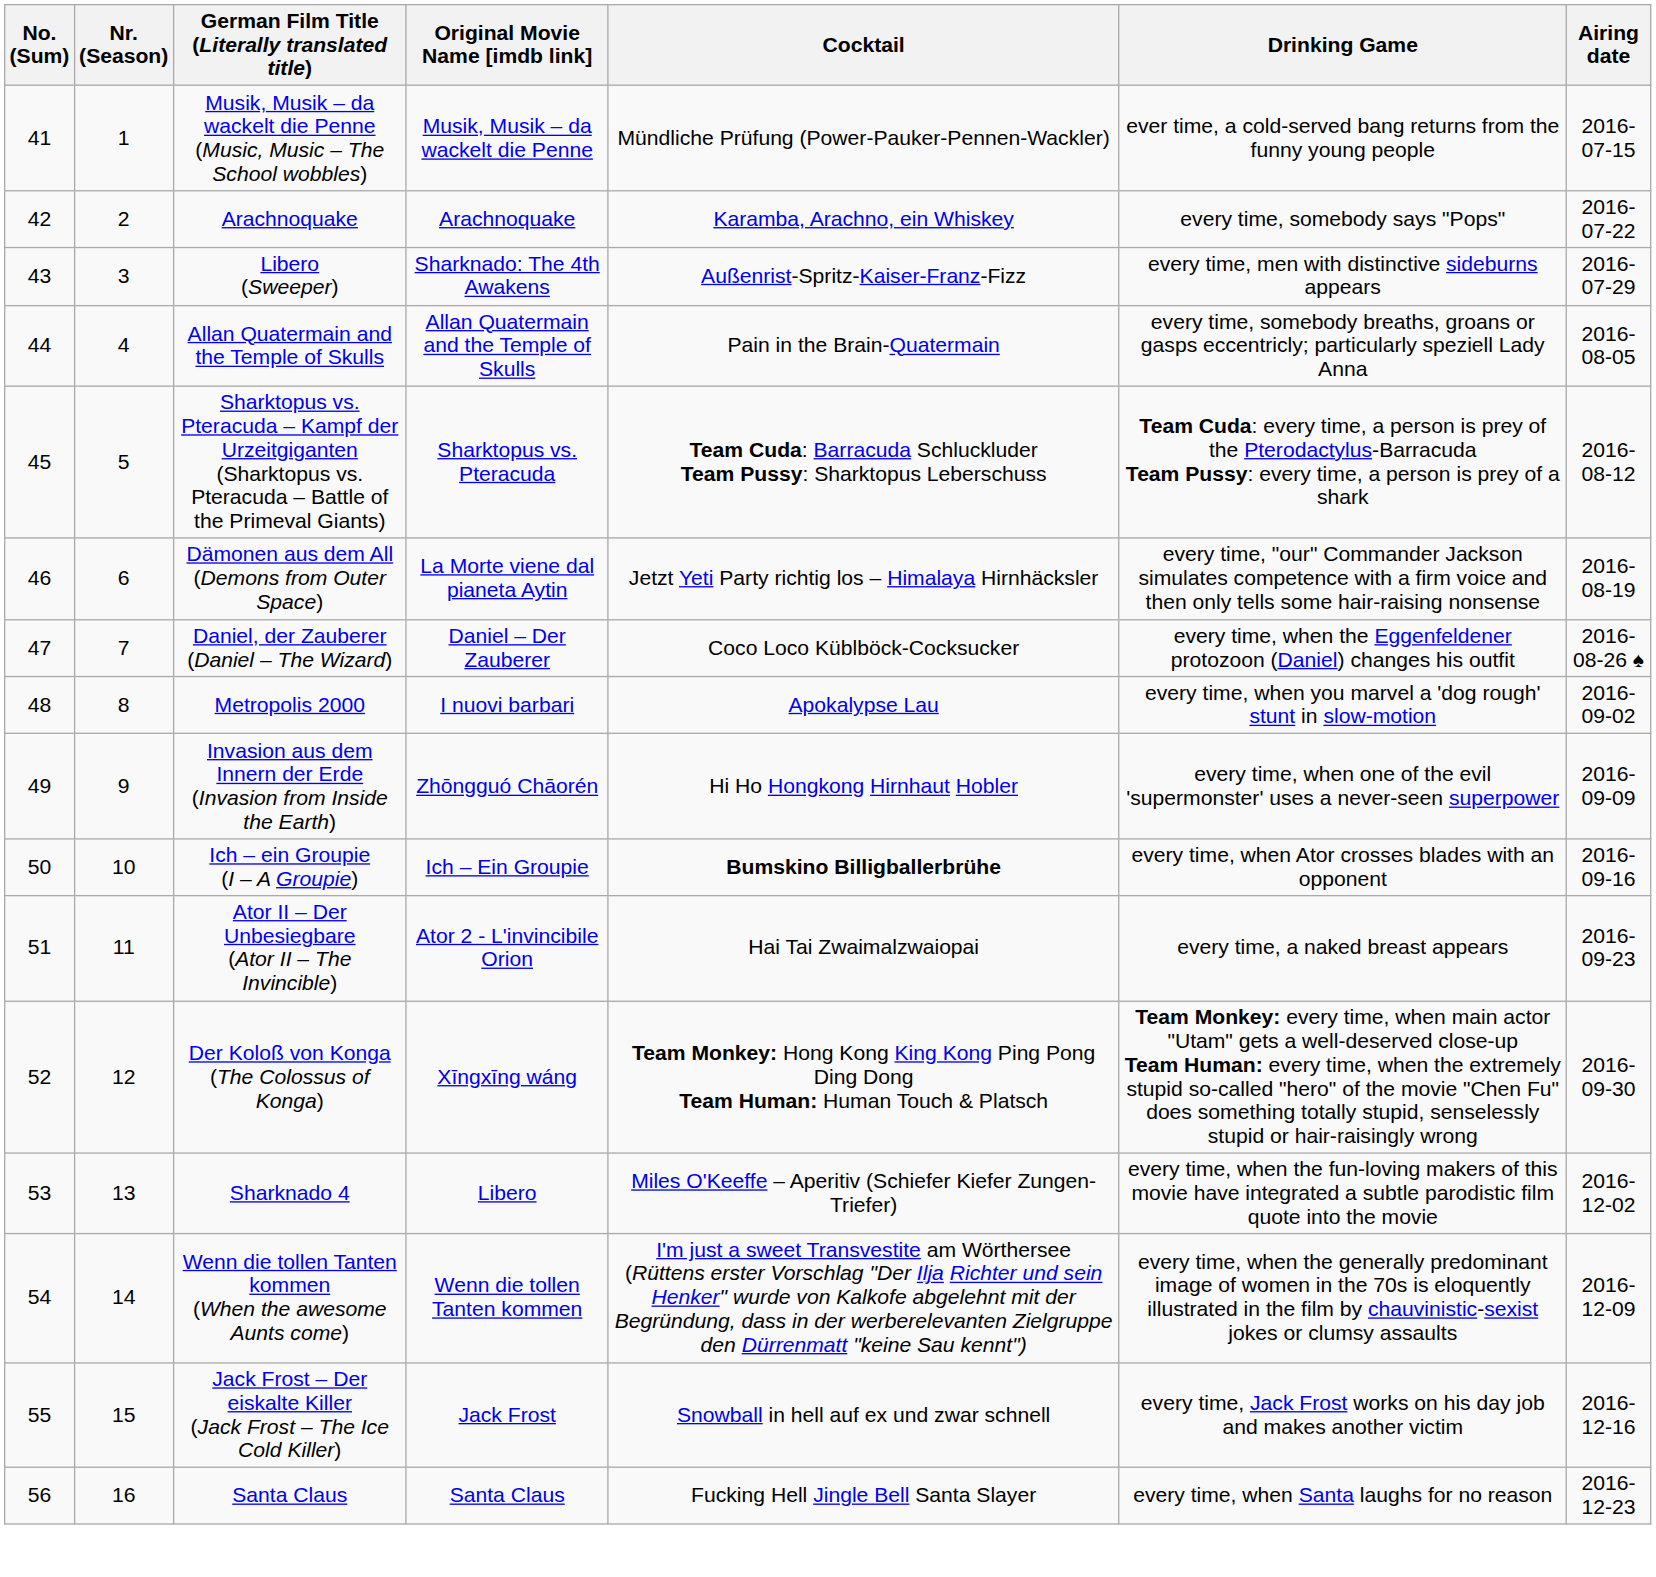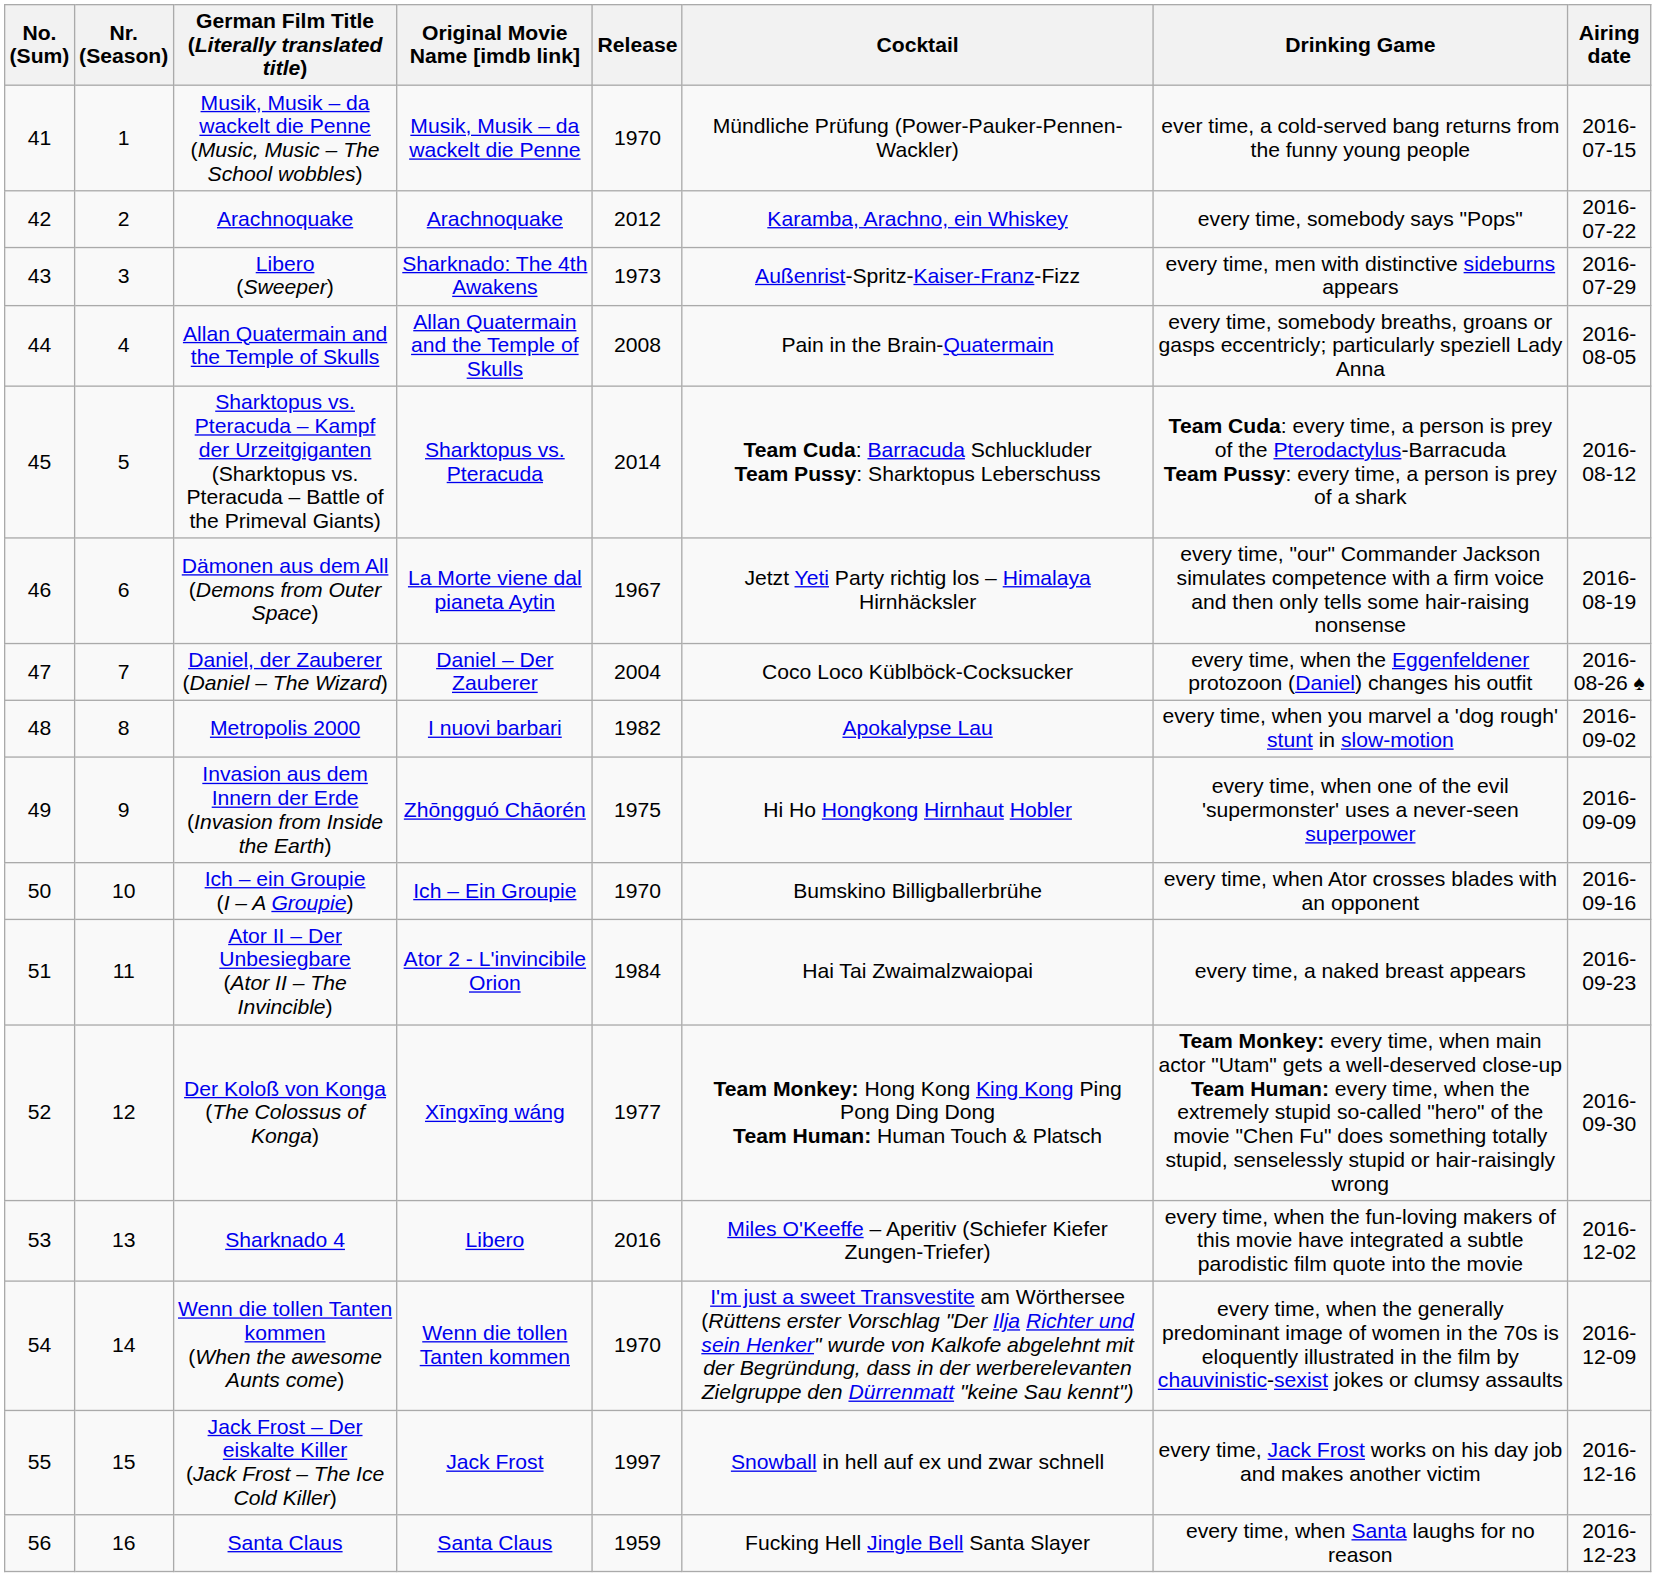+ column: (637, 45)
(864, 867) bold -> (918, 890) normal
